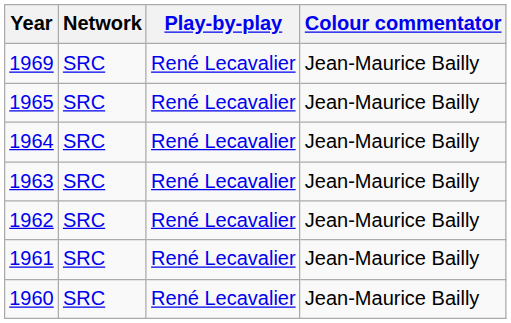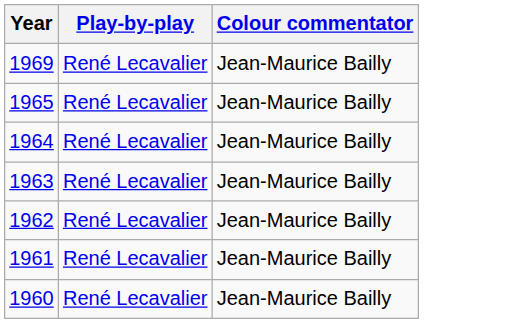- column: (102, 24)
